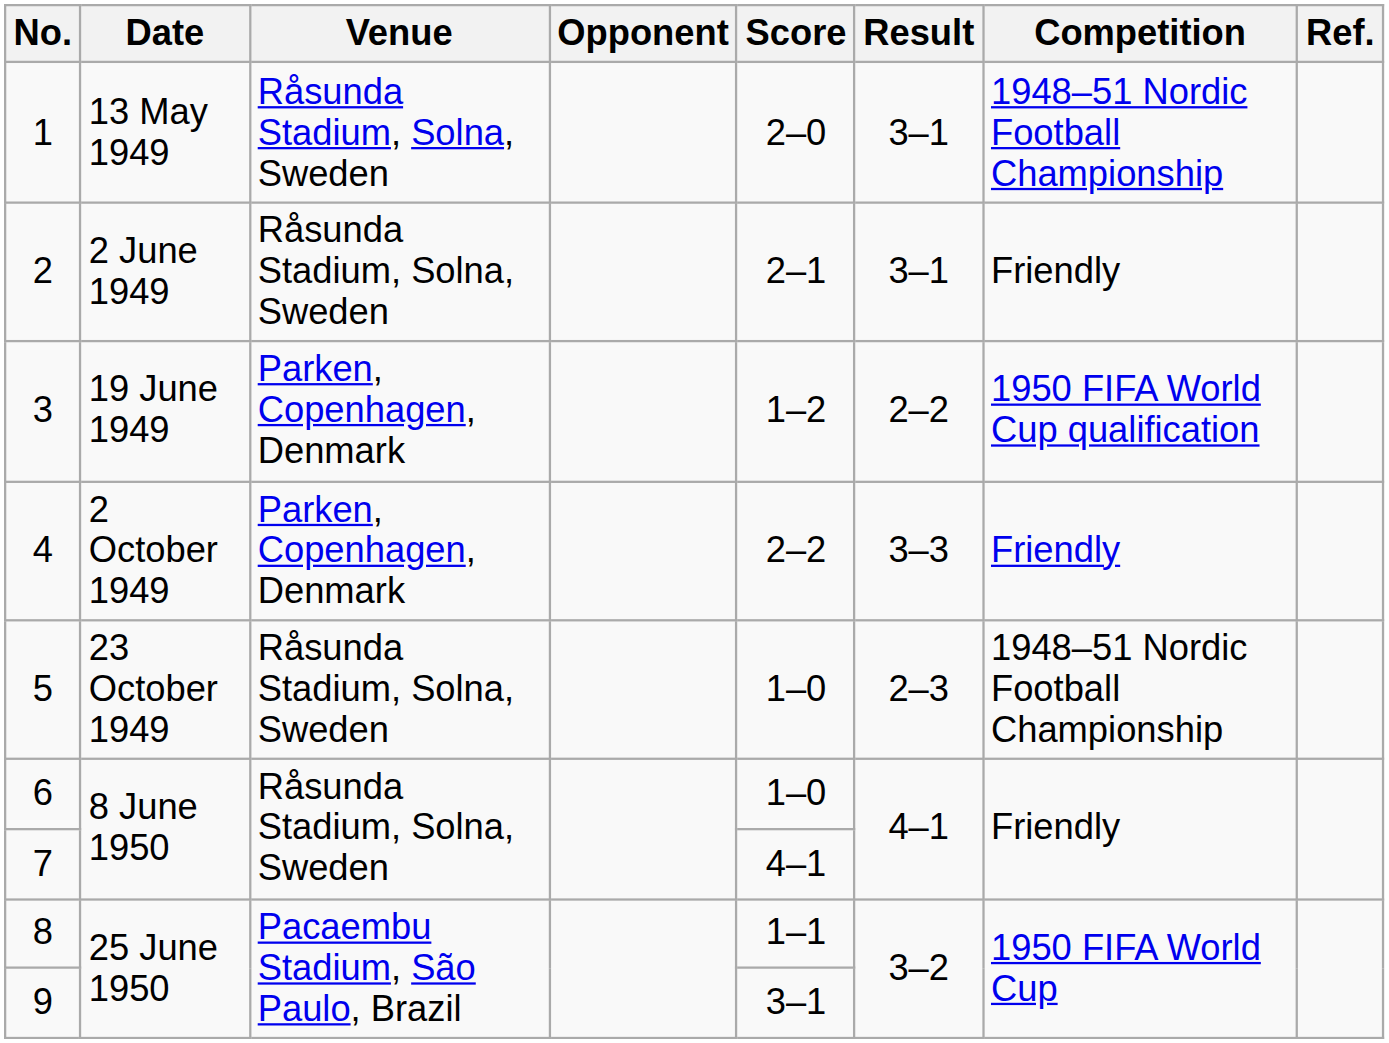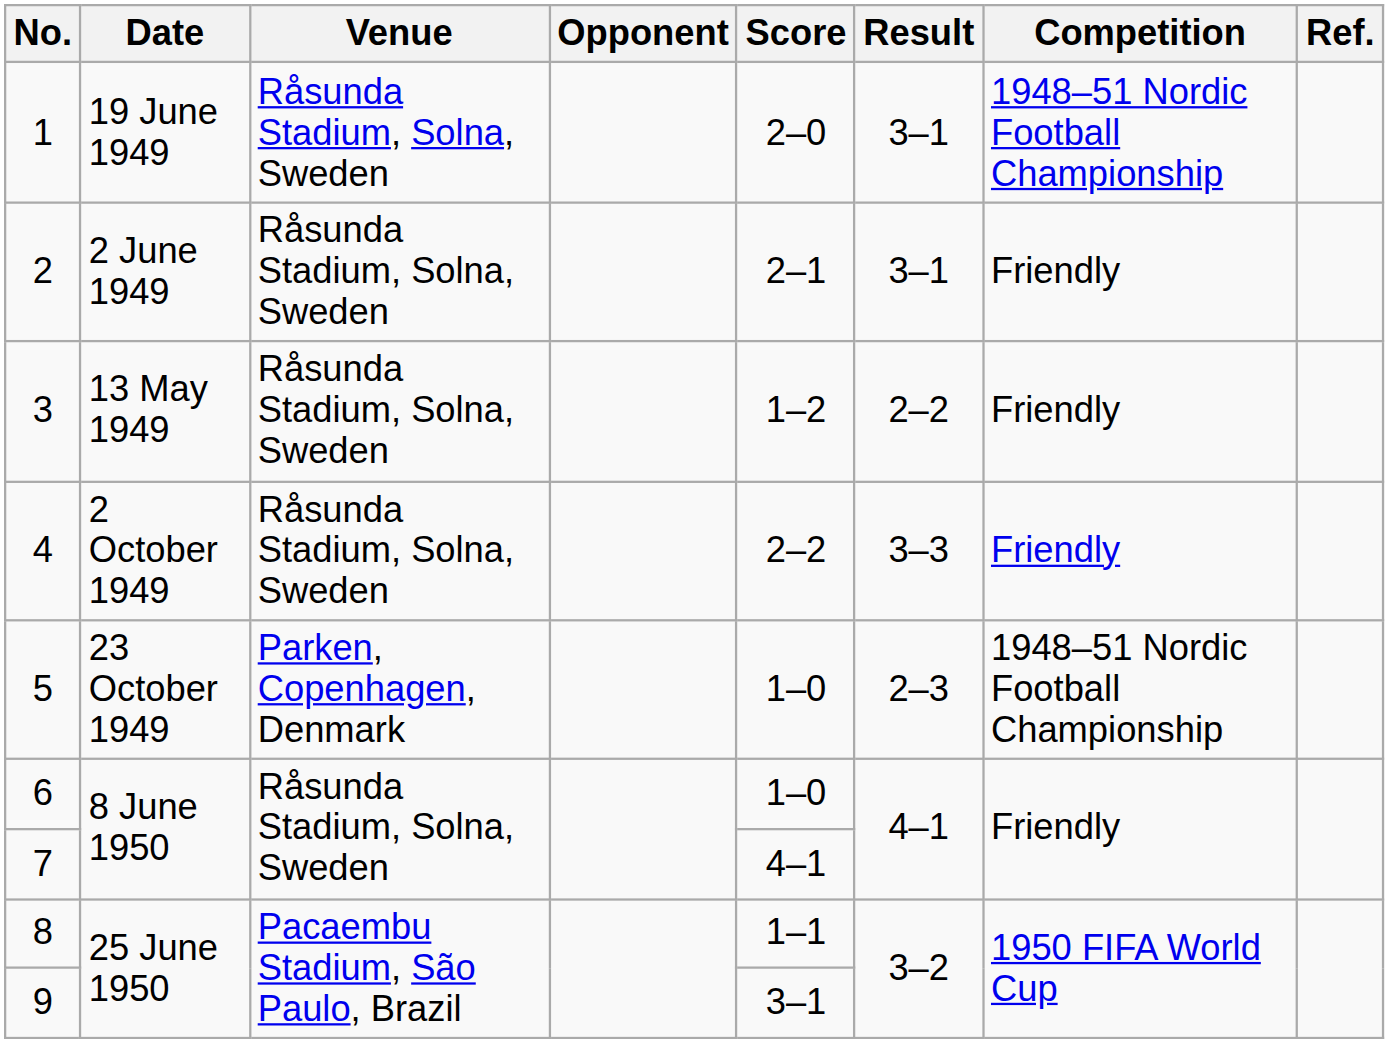(148, 131) 13 May 1949 -> (153, 131) 19 June 1949
(153, 410) 19 June 1949 -> (148, 410) 13 May 1949
(367, 410) Parken, Copenhagen, Denmark -> (386, 410) Råsunda Stadium, Solna, Sweden
(1126, 410) 1950 FIFA World Cup qualification -> (1056, 410) Friendly
(367, 549) Parken, Copenhagen, Denmark -> (386, 549) Råsunda Stadium, Solna, Sweden
(386, 689) Råsunda Stadium, Solna, Sweden -> (367, 689) Parken, Copenhagen, Denmark
